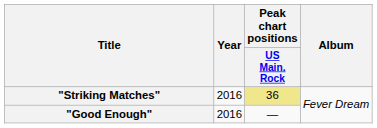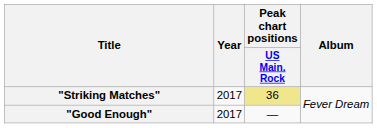(229, 95) 2016 -> (229, 95) 2017
(229, 113) 2016 -> (229, 113) 2017
